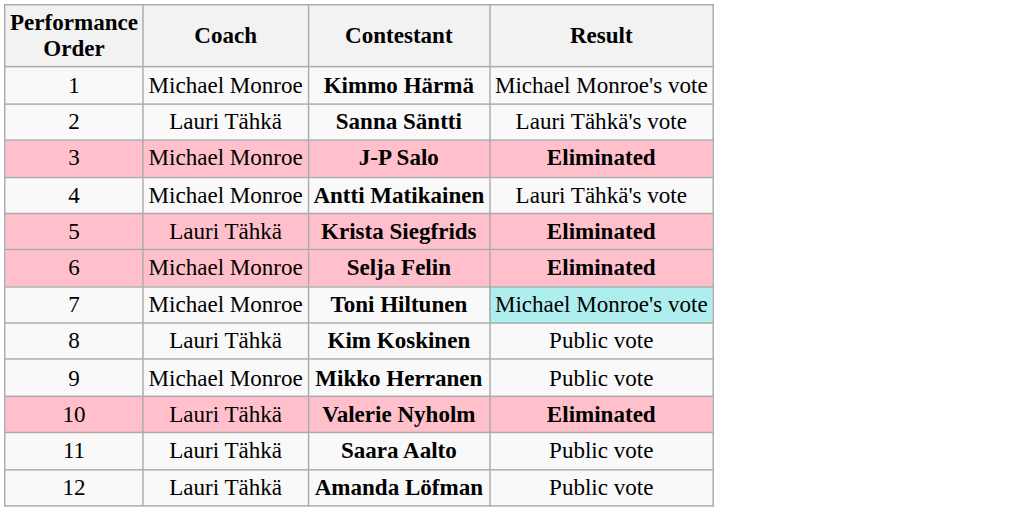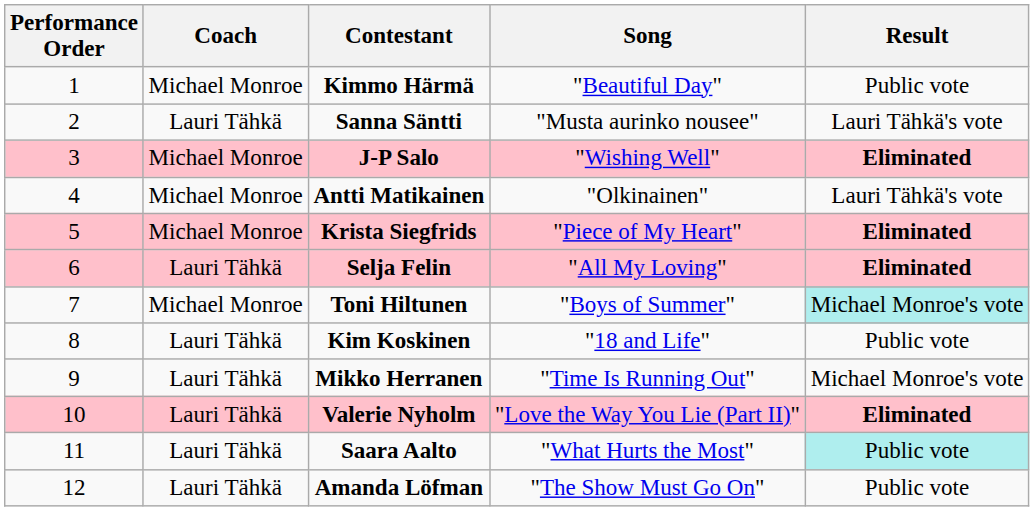+ column: (647, 35)
(601, 85) Michael Monroe's vote -> (917, 85) Public vote
(226, 231) Lauri Tähkä -> (226, 231) Michael Monroe
(226, 267) Michael Monroe -> (226, 267) Lauri Tähkä
(226, 377) Michael Monroe -> (226, 377) Lauri Tähkä
(601, 377) Public vote -> (917, 377) Michael Monroe's vote
(601, 450) no background -> (917, 450) paleturquoise background
